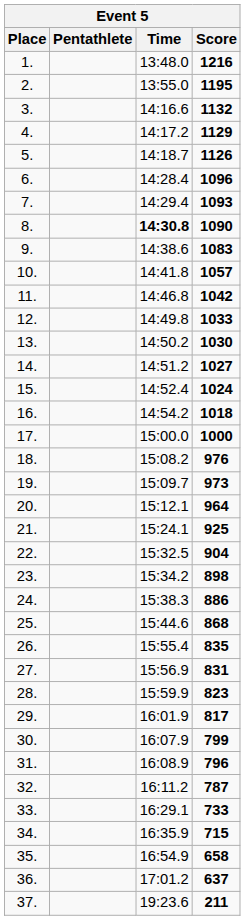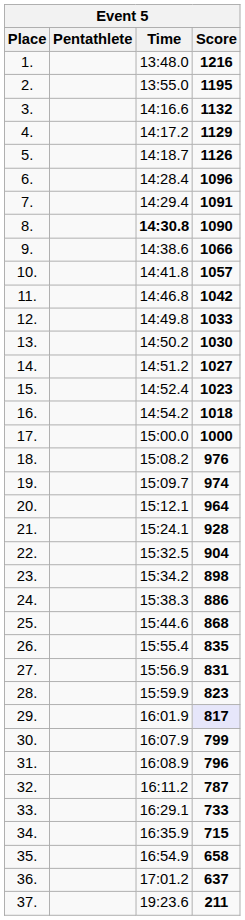(216, 202) 1093 -> (216, 202) 1091
(216, 249) 1083 -> (216, 249) 1066
(216, 389) 1024 -> (216, 389) 1023
(216, 483) 973 -> (216, 483) 974
(216, 529) 925 -> (216, 529) 928
(216, 716) no background -> (216, 716) lavender background
